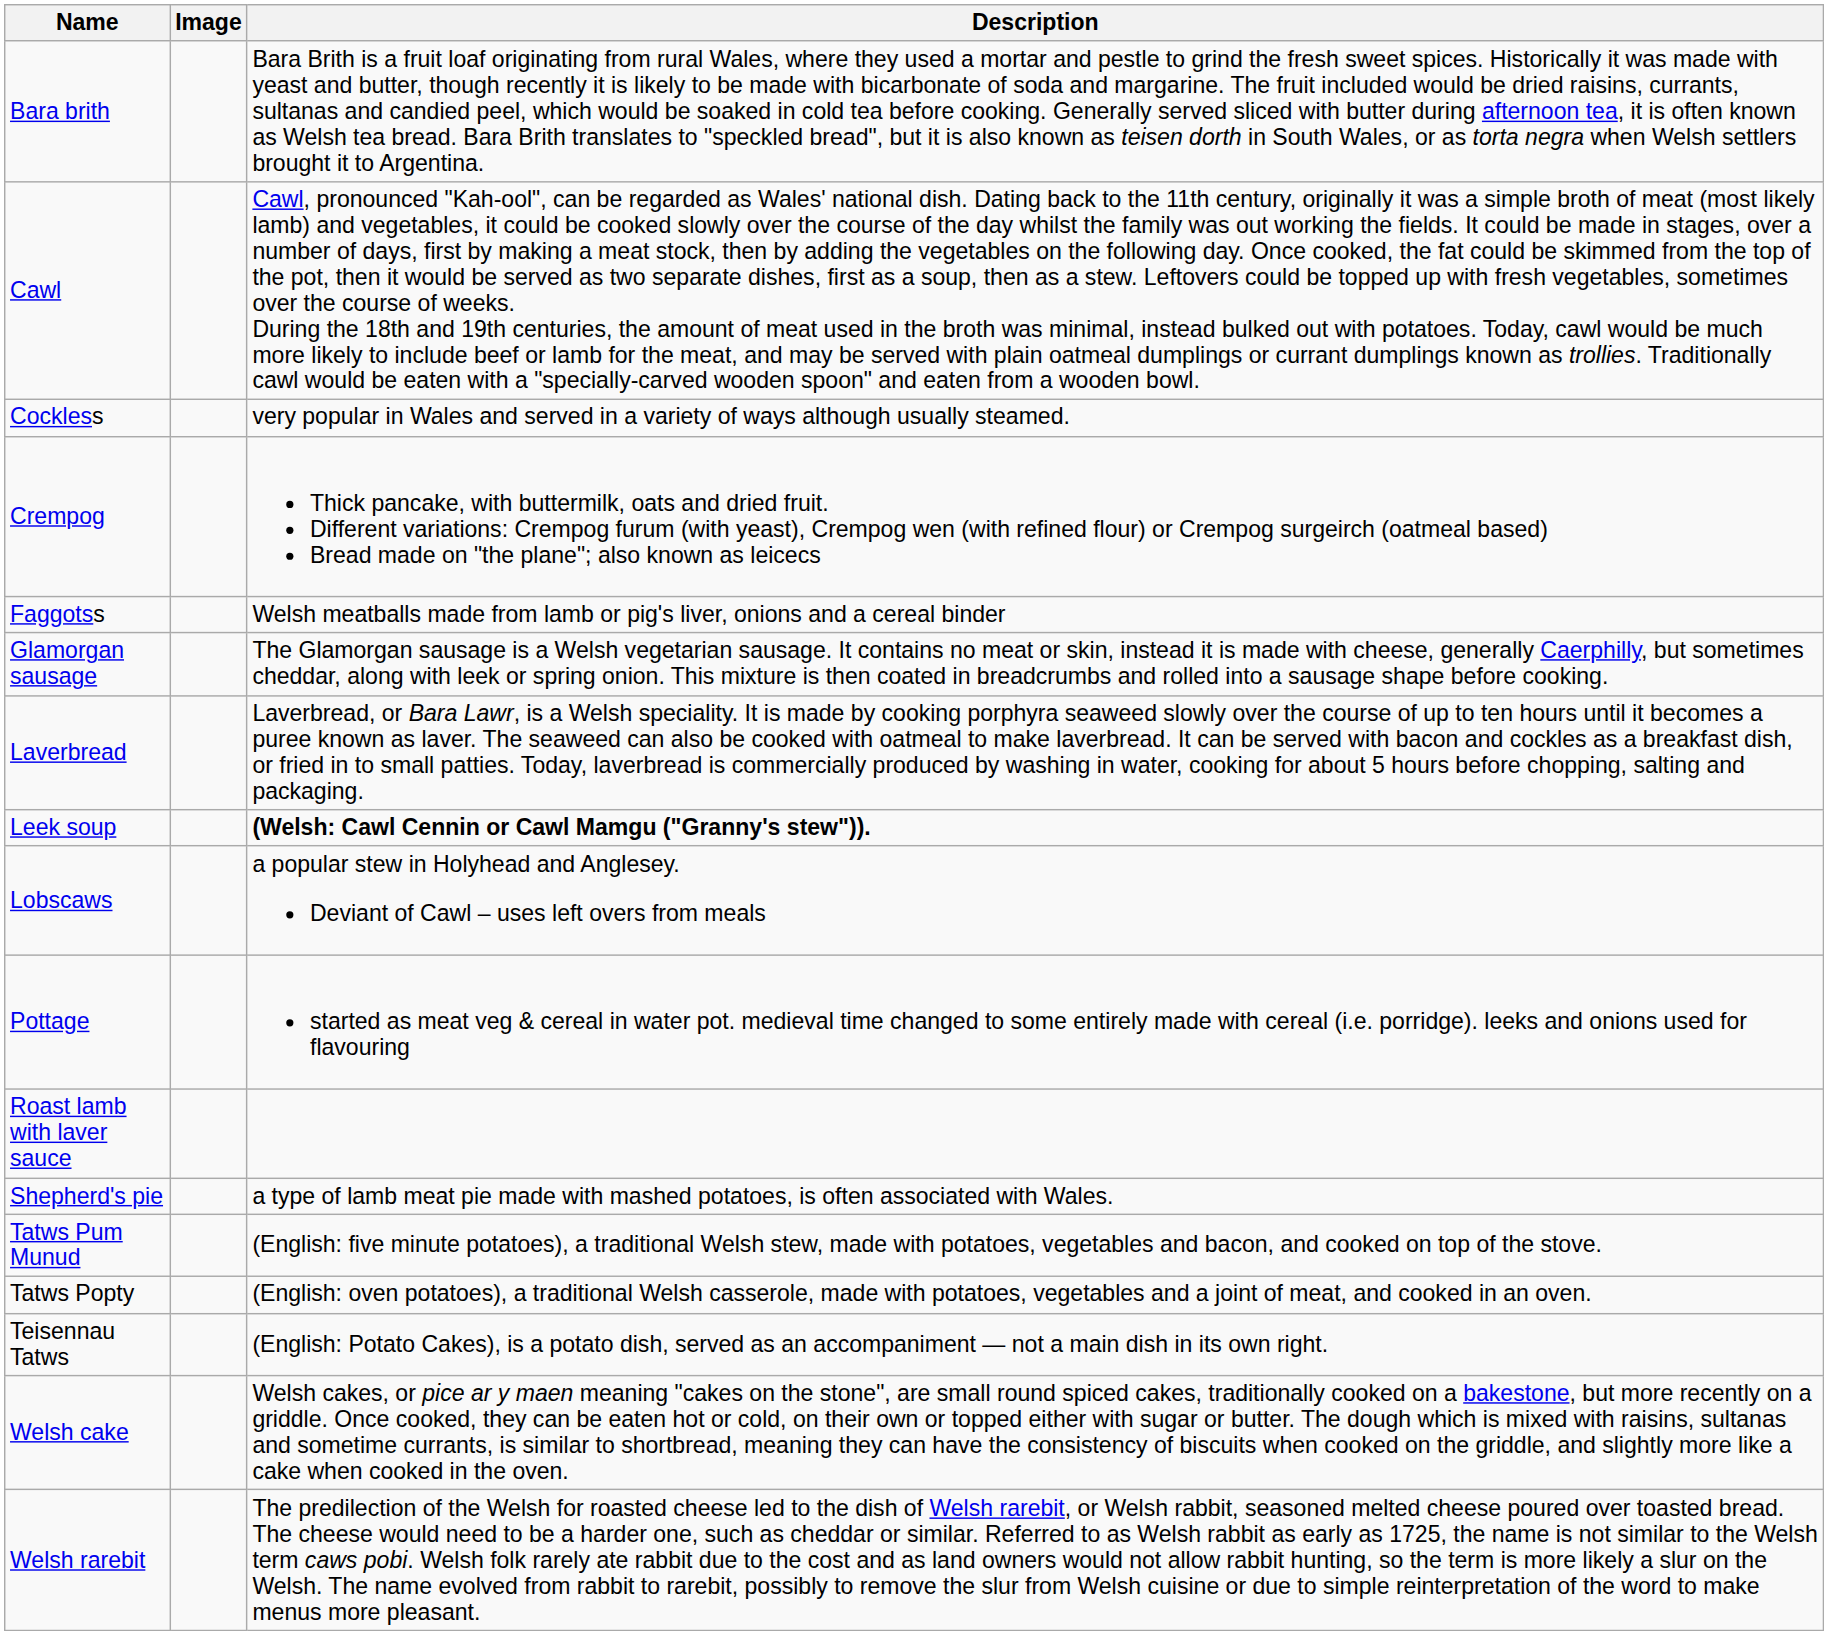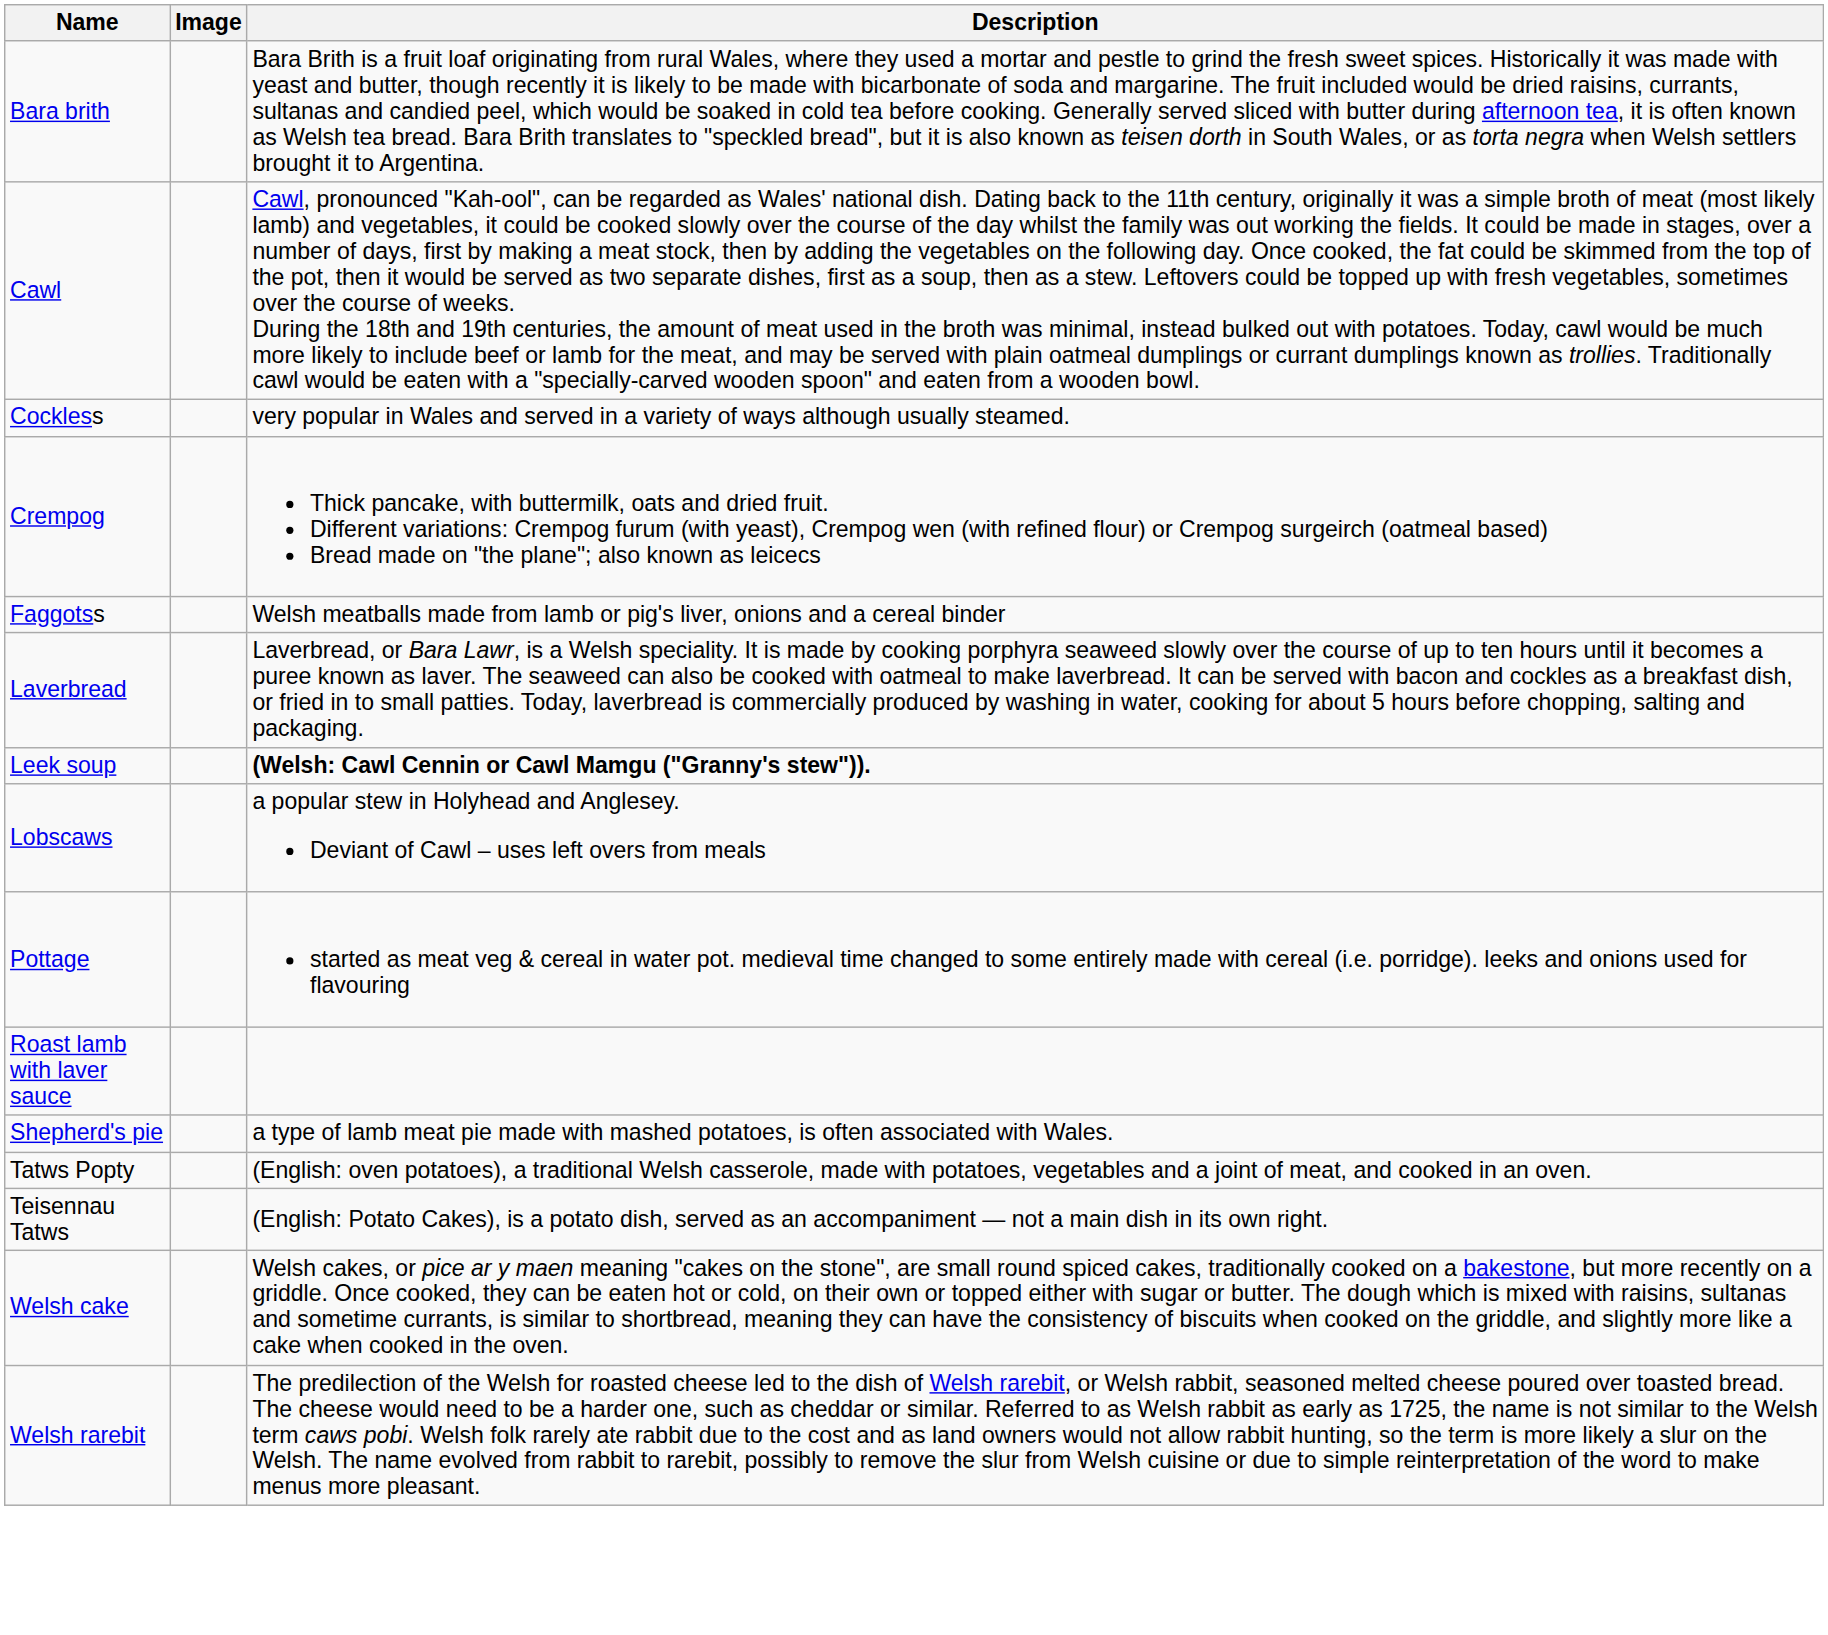- row: (67, 663)
- row: (66, 1245)
